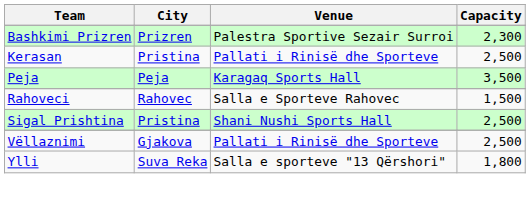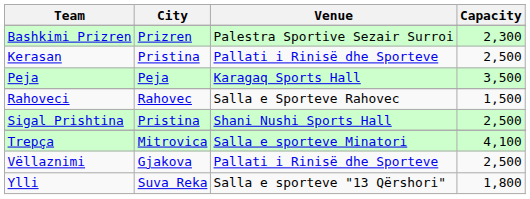+ row: (31, 141)
